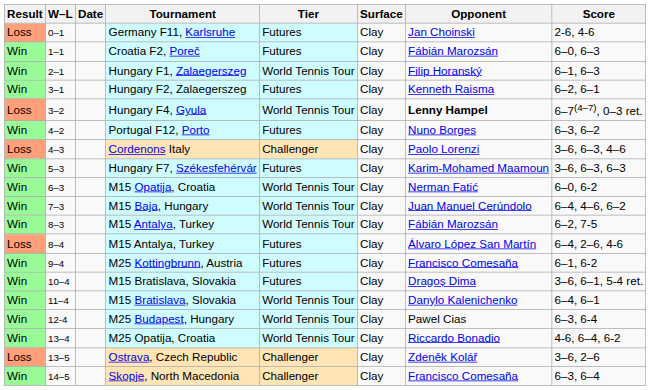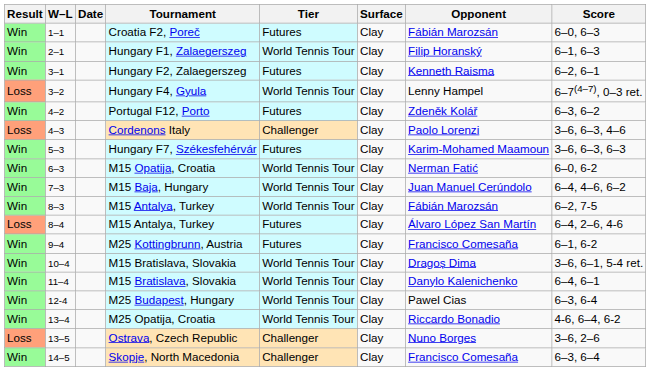- row: (56, 33)
(448, 109) bold -> (446, 90) normal
(442, 129) Nuno Borges -> (443, 111) Zdeněk Kolář
(282, 281) Futures -> (308, 262) World Tennis Tour
(443, 356) Zdeněk Kolář -> (442, 337) Nuno Borges
